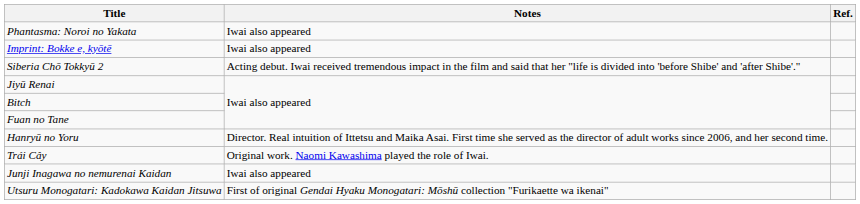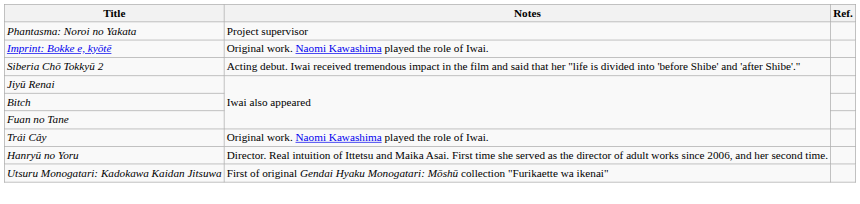(269, 31) Iwai also appeared -> (267, 31) Project supervisor
(269, 48) Iwai also appeared -> (358, 48) Original work. Naomi Kawashima played the role of Iwai.
rows swapped: (27, 155) <-> (43, 137)
- row: (89, 173)
